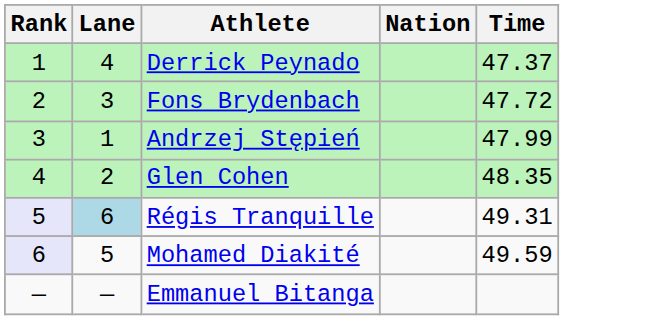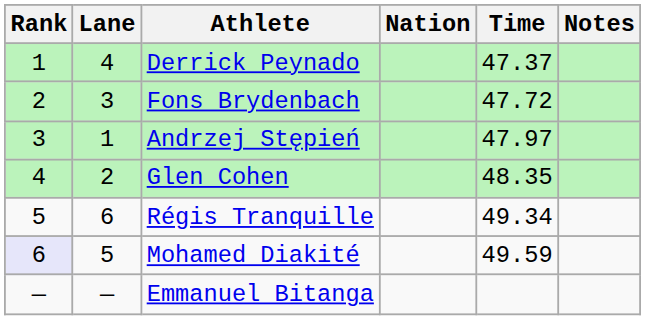+ column: (599, 24)
(517, 140) 47.99 -> (517, 140) 47.97
(39, 217) lavender background -> (39, 217) no background
(107, 217) lightblue background -> (107, 217) no background
(517, 217) 49.31 -> (517, 217) 49.34
